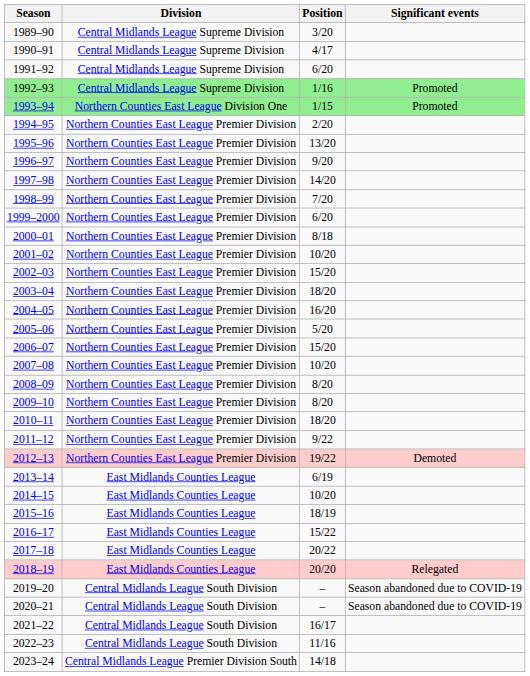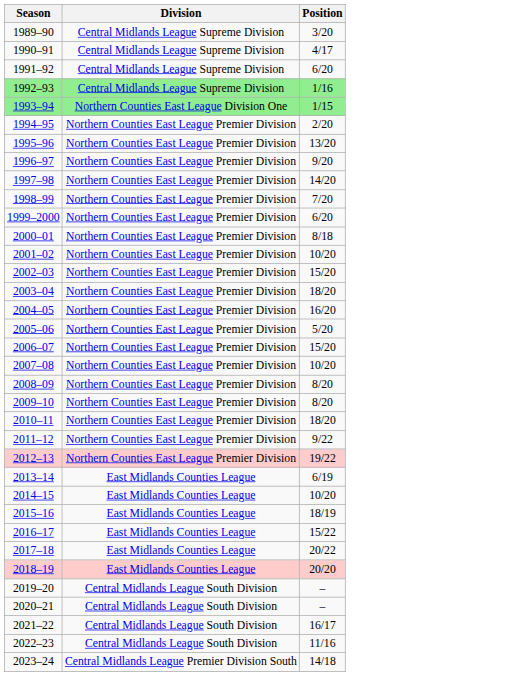- column: (435, 13)
